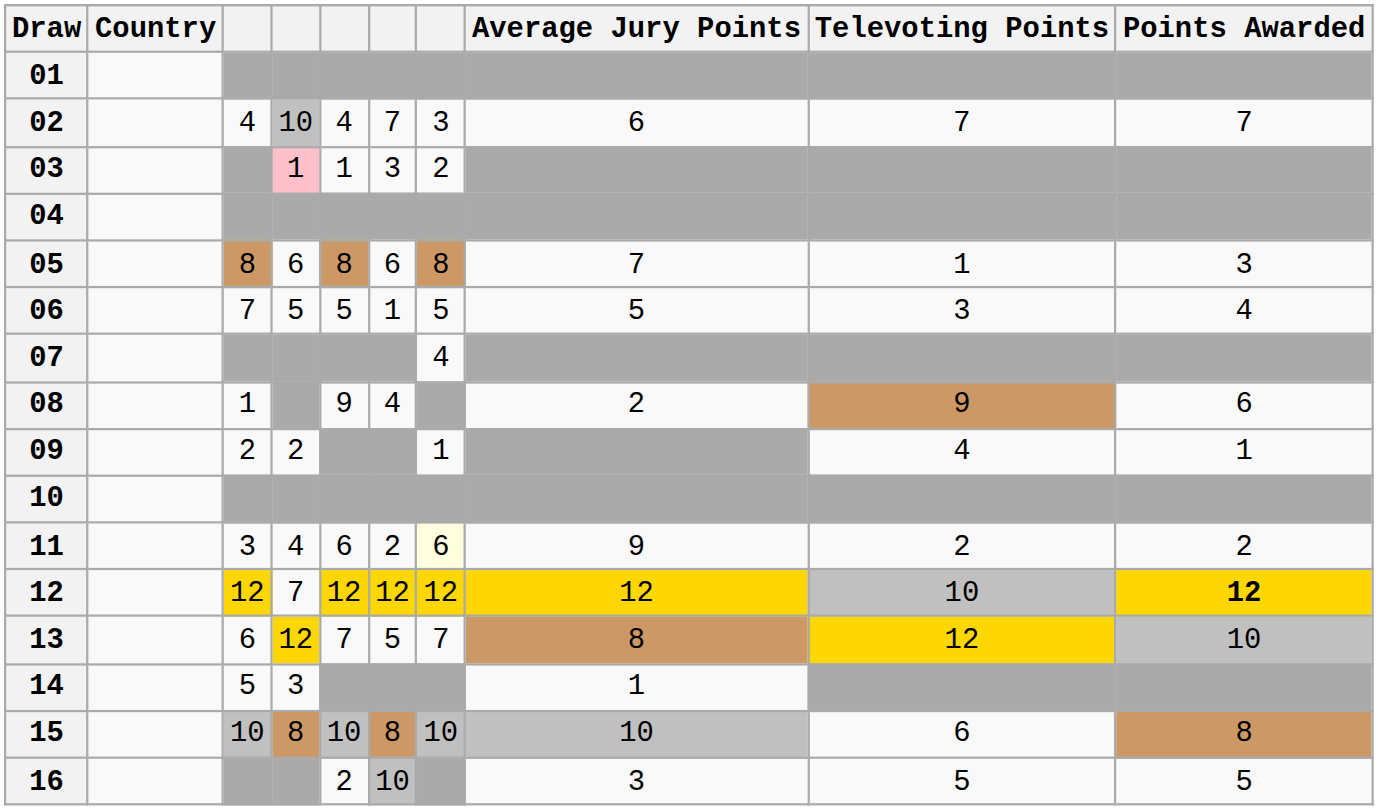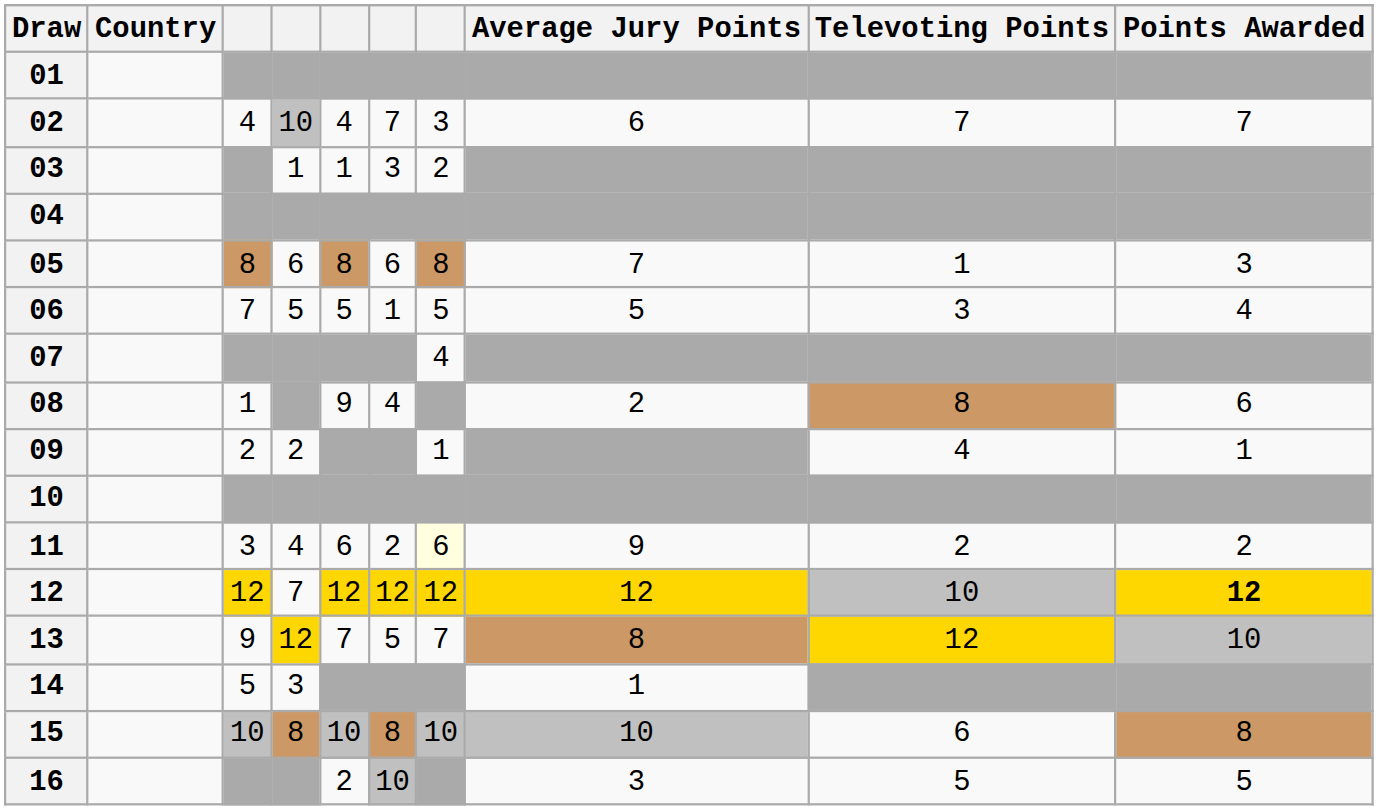(296, 170) pink background -> (296, 170) no background
(962, 405) 9 -> (962, 405) 8
(247, 640) 6 -> (247, 640) 9
